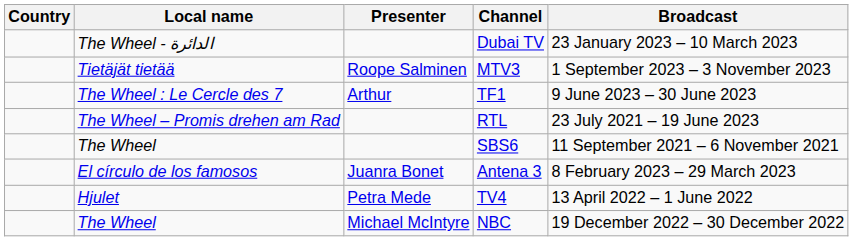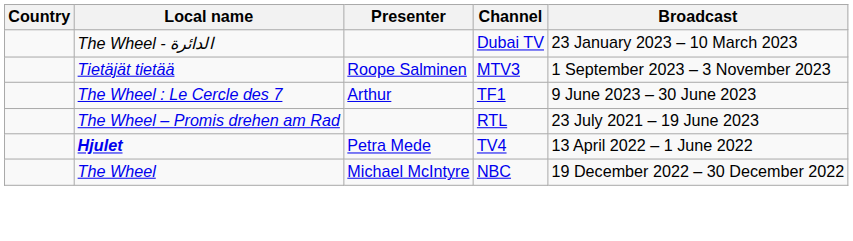- row: (498, 146)
- row: (509, 172)
(98, 197) normal -> (100, 146) bold
